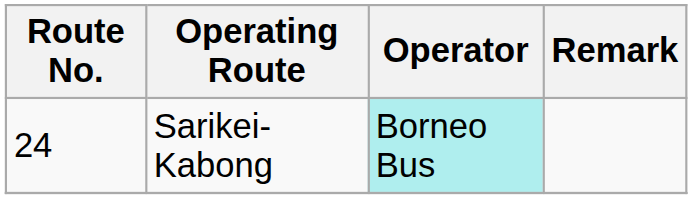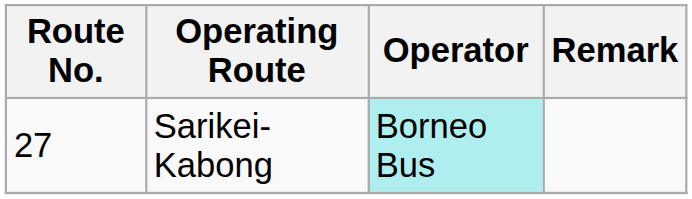(33, 145) 24 -> (33, 145) 27
